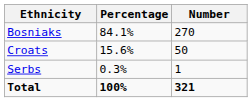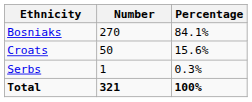columns swapped: (209, 14) <-> (134, 14)
